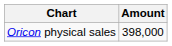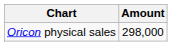(143, 31) 398,000 -> (143, 31) 298,000
